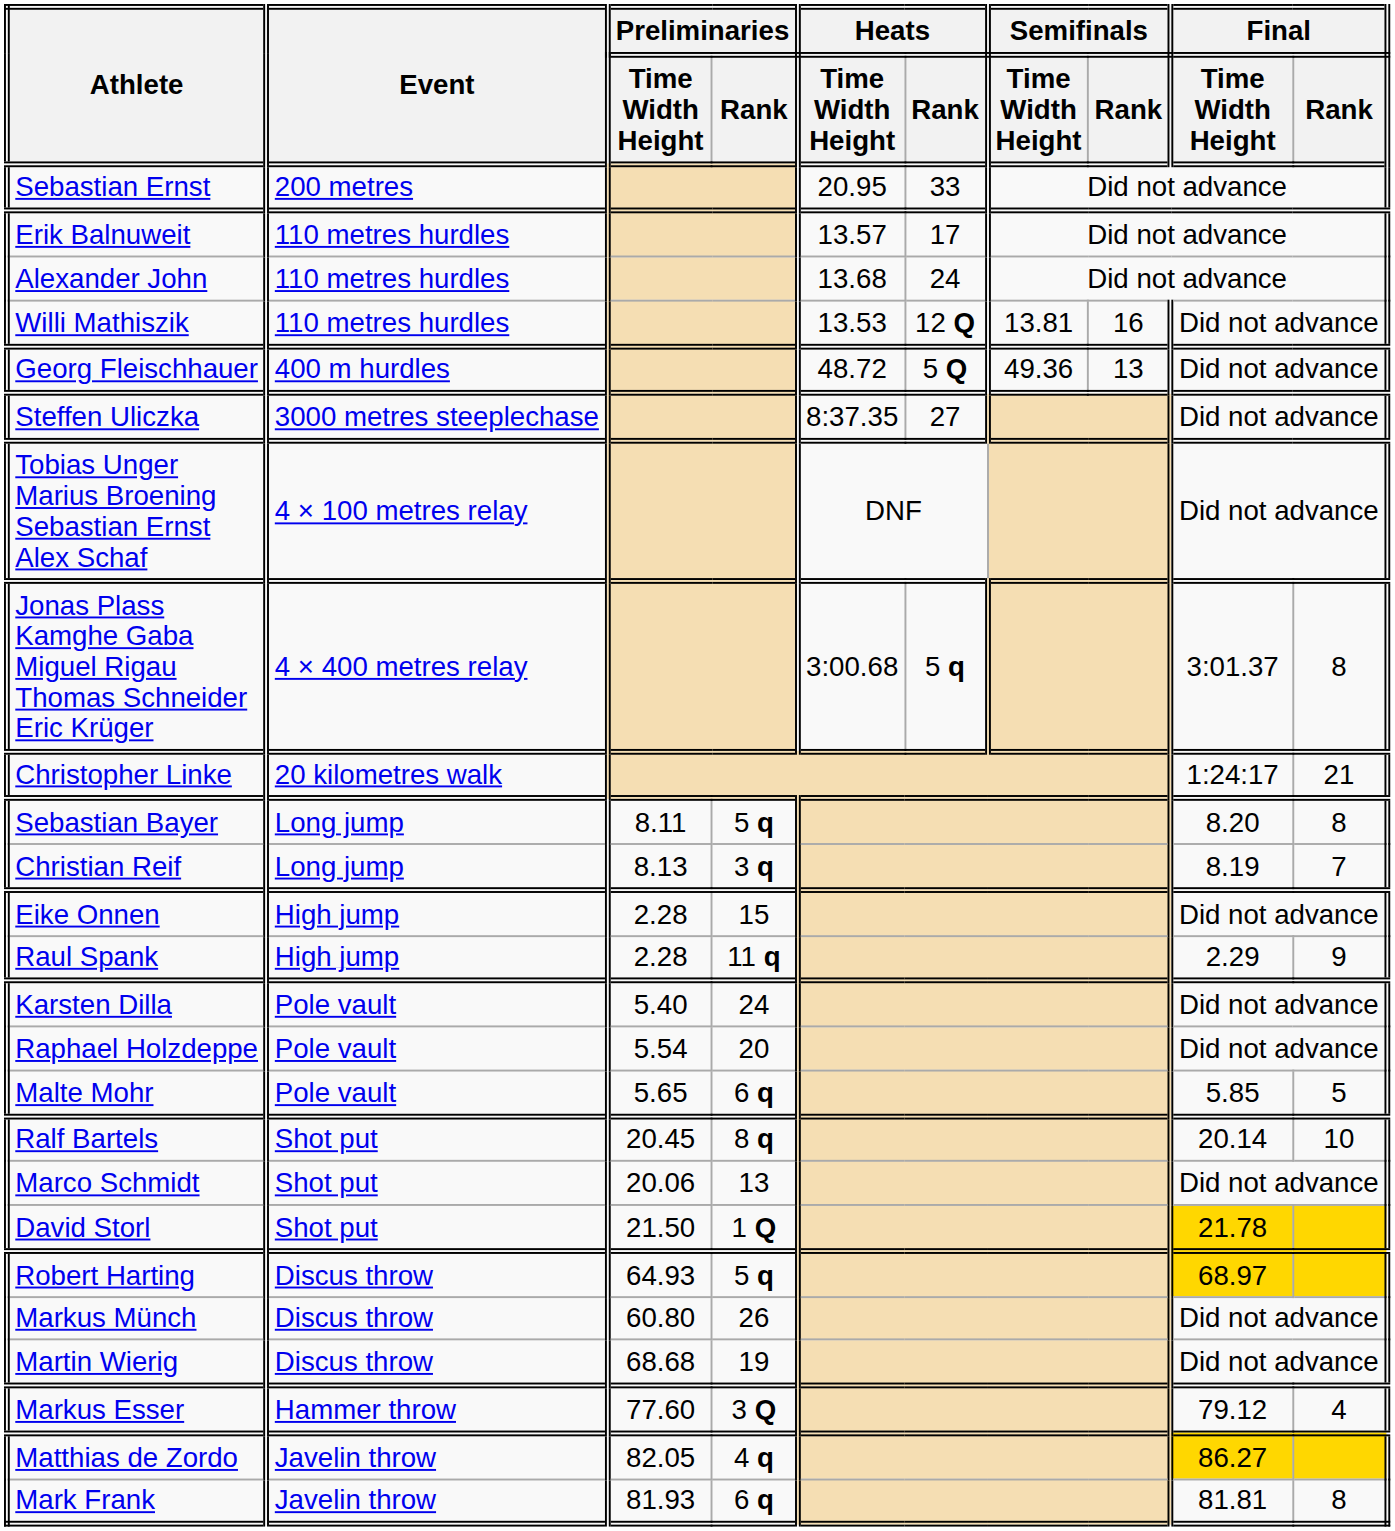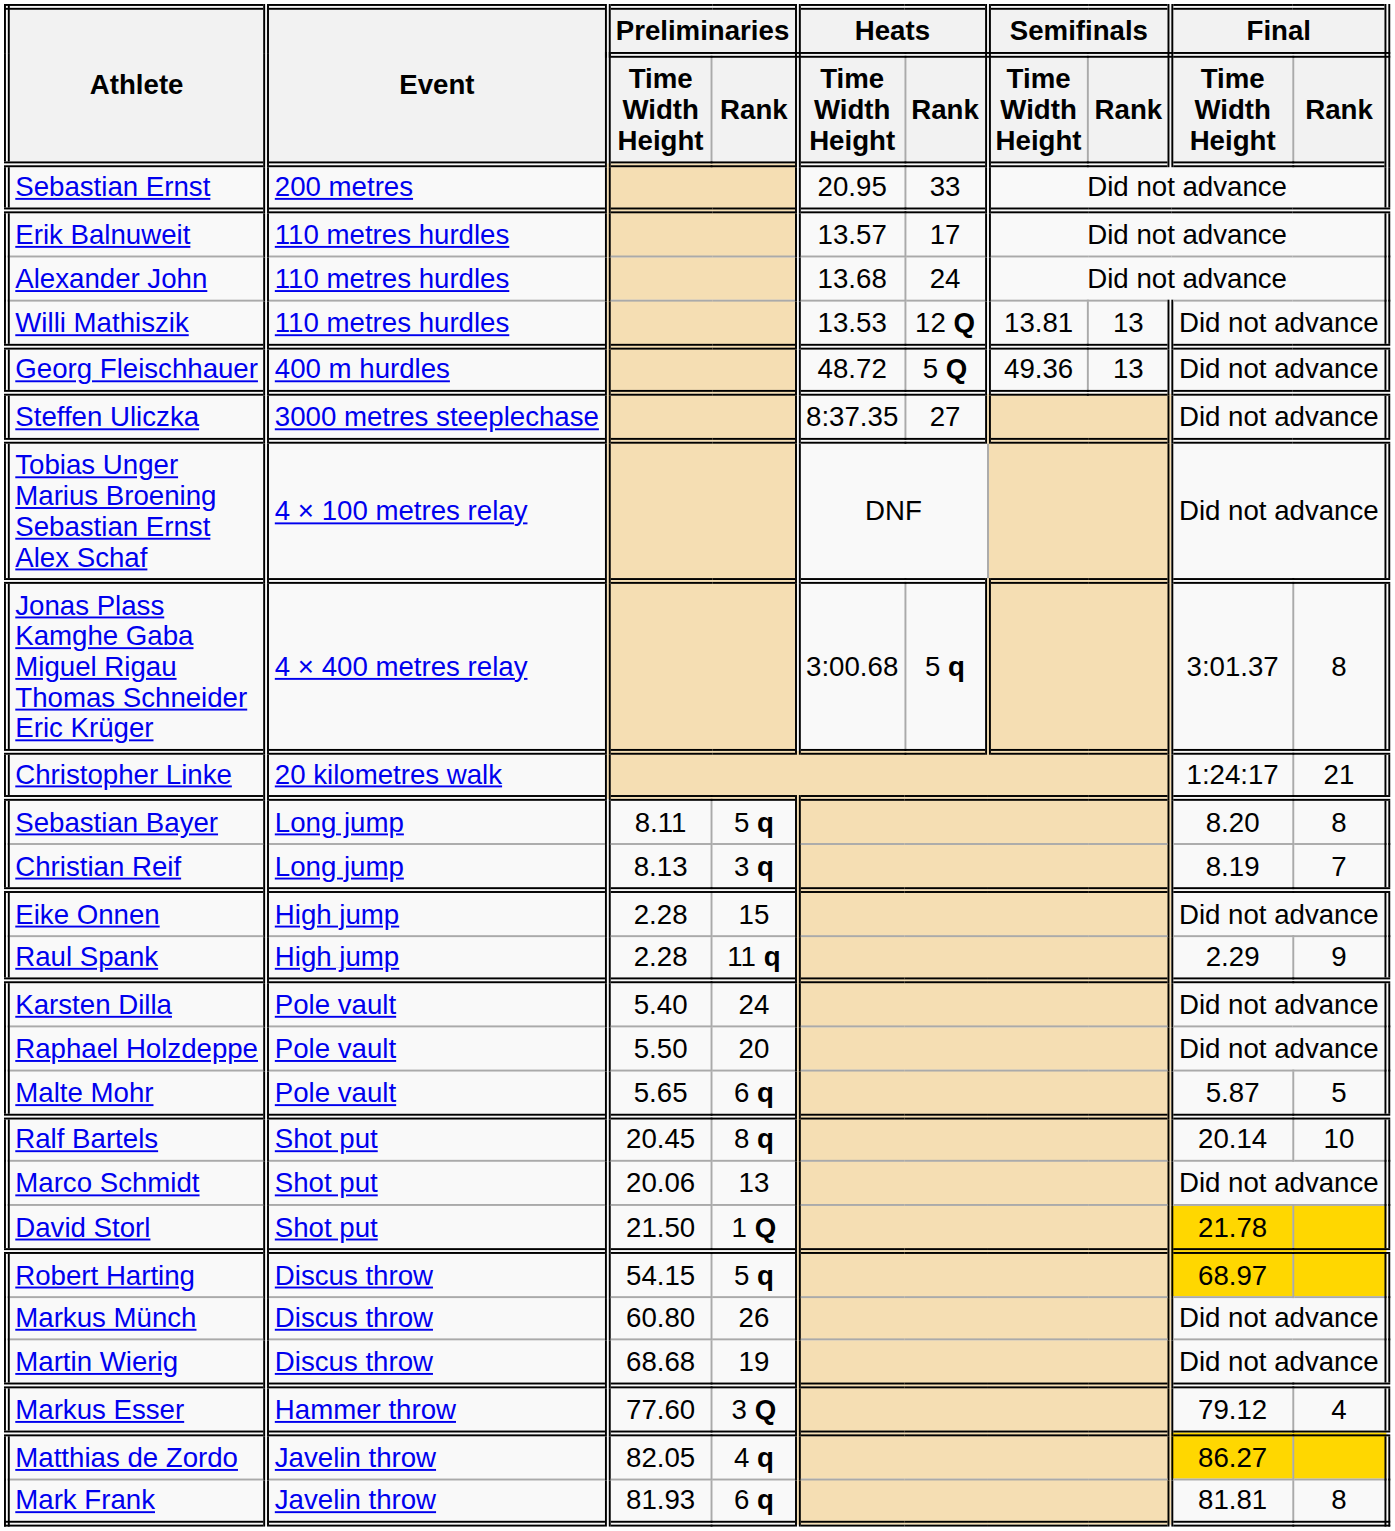(1128, 322) 16 -> (1128, 322) 13
(661, 1049) 5.54 -> (661, 1049) 5.50
(1233, 1092) 5.85 -> (1233, 1092) 5.87
(661, 1275) 64.93 -> (661, 1275) 54.15
